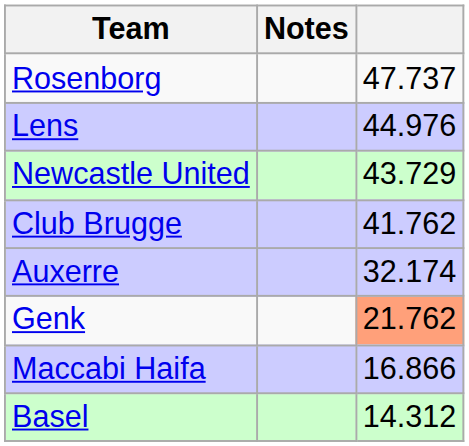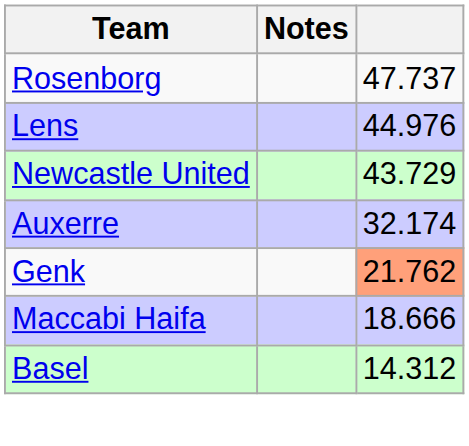- row: (97, 223)
(410, 368) 16.866 -> (410, 320) 18.666
